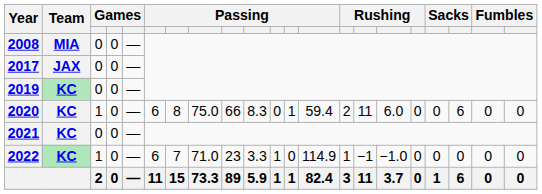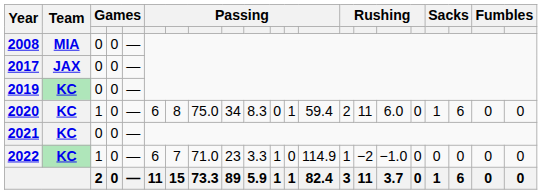(233, 111) 66 -> (233, 111) 34
(437, 111) 0 -> (437, 111) 1
(365, 156) −1 -> (365, 156) −2
